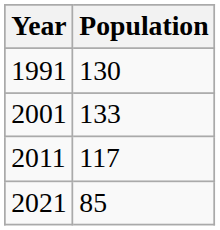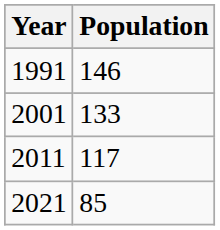(100, 70) 130 -> (100, 70) 146
